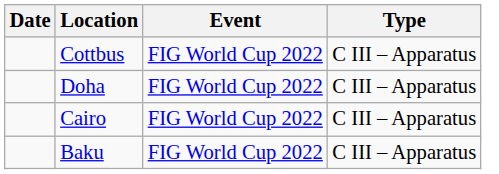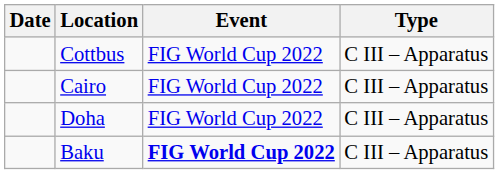rows swapped: (83, 86) <-> (83, 119)
(235, 151) normal -> (241, 151) bold
